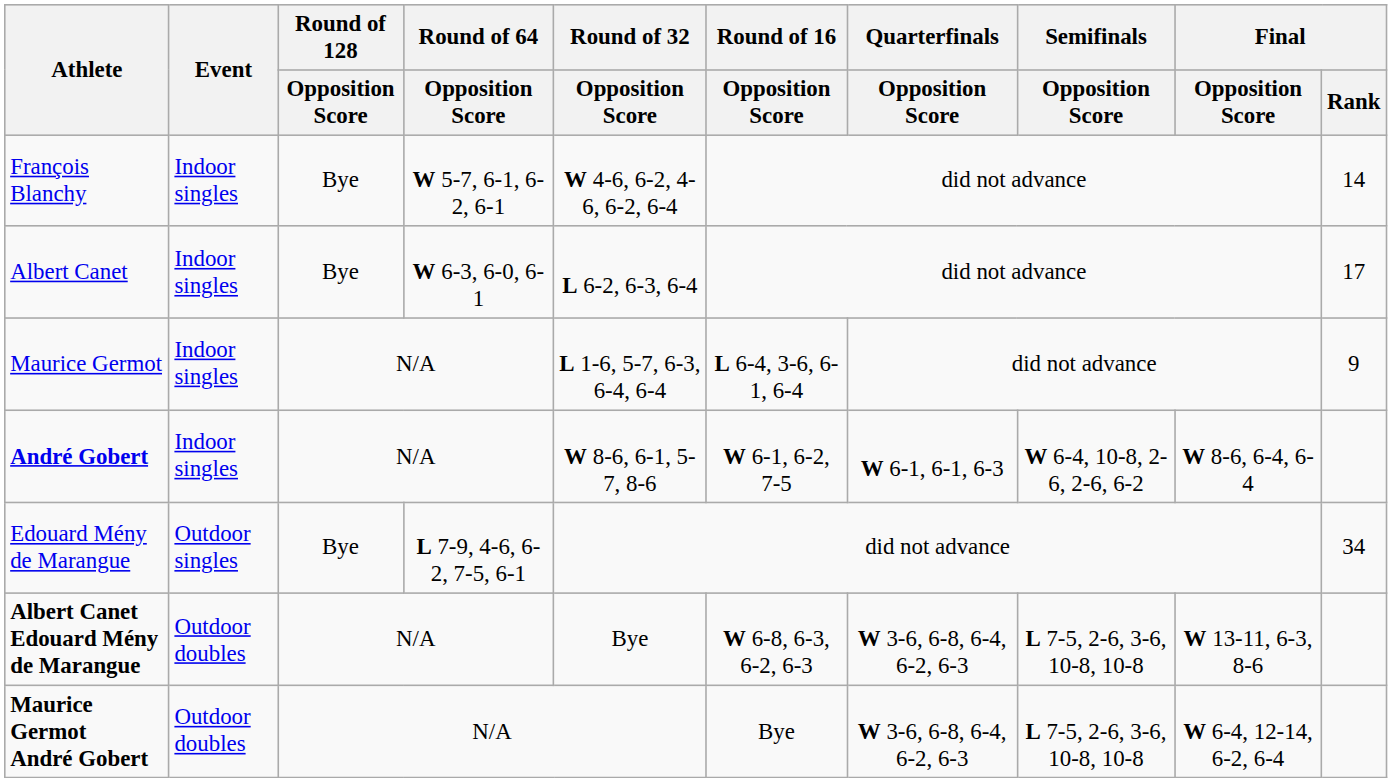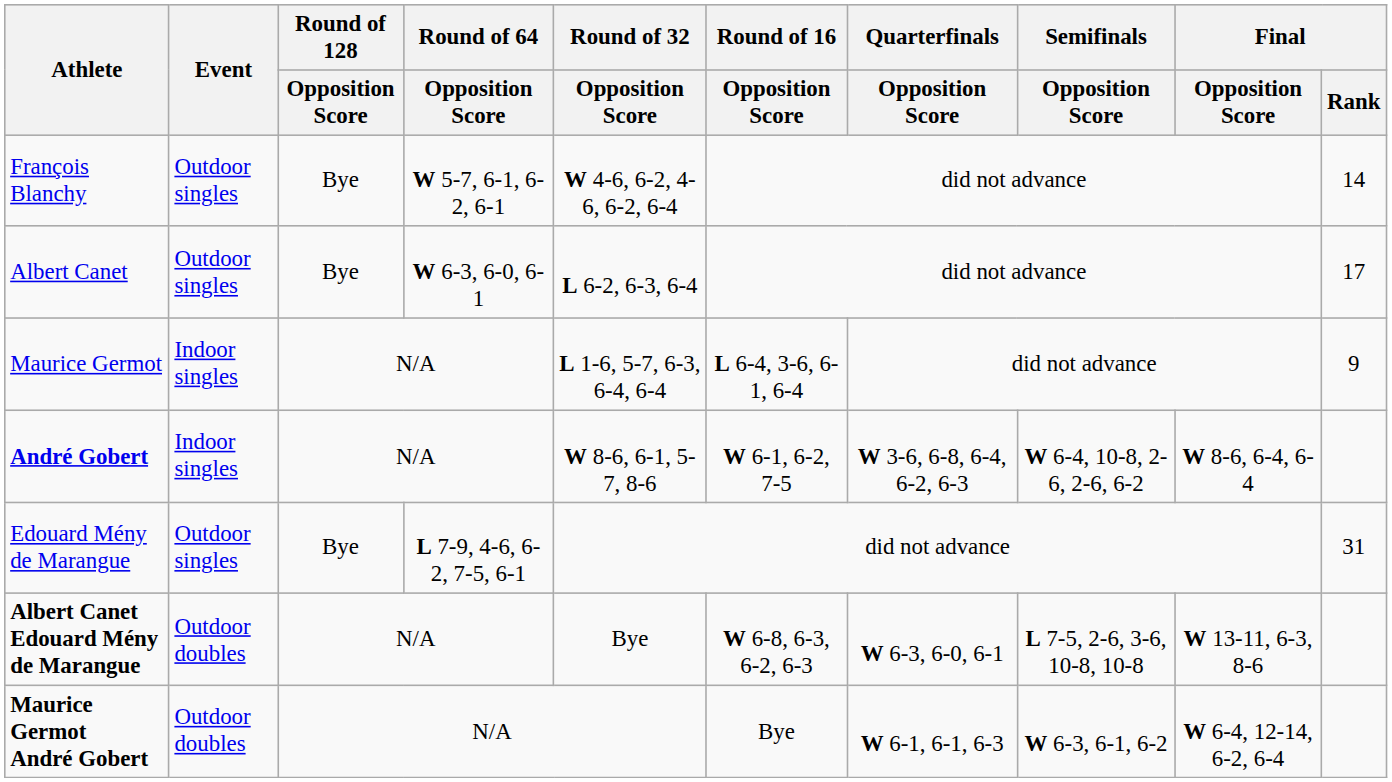(206, 180) Indoor singles -> (213, 180) Outdoor singles
(206, 272) Indoor singles -> (213, 272) Outdoor singles
(932, 469) W 6-1, 6-1, 6-3 -> (932, 469) W 3-6, 6-8, 6-4, 6-2, 6-3
(1354, 547) 34 -> (1354, 547) 31
(932, 653) W 3-6, 6-8, 6-4, 6-2, 6-3 -> (932, 653) W 6-3, 6-0, 6-1
(932, 744) W 3-6, 6-8, 6-4, 6-2, 6-3 -> (932, 744) W 6-1, 6-1, 6-3
(1096, 744) L 7-5, 2-6, 3-6, 10-8, 10-8 -> (1096, 744) W 6-3, 6-1, 6-2
